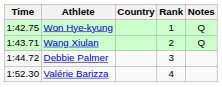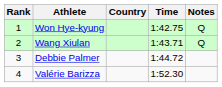columns swapped: (171, 12) <-> (23, 12)
